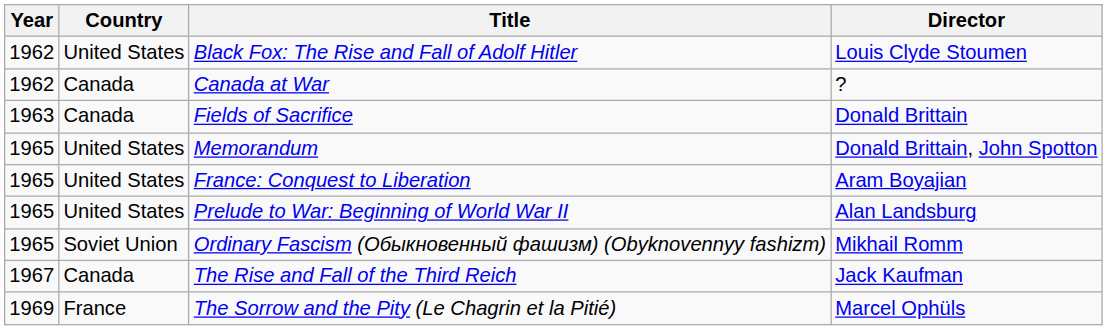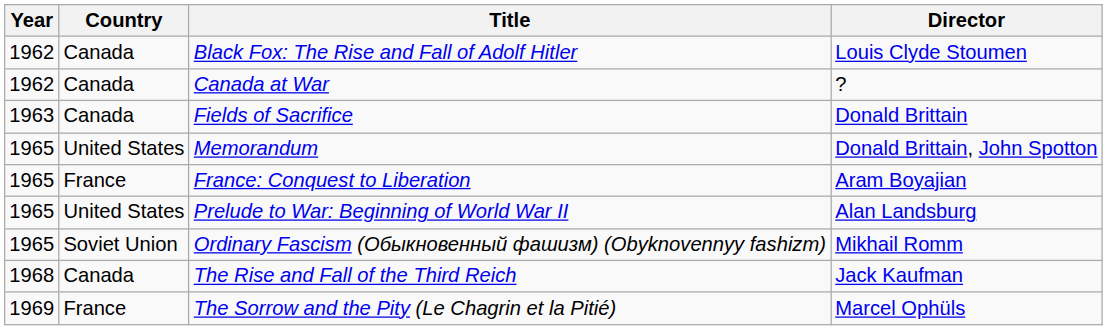(124, 52) United States -> (99, 52) Canada
(124, 180) United States -> (95, 180) France
(32, 276) 1967 -> (32, 276) 1968
